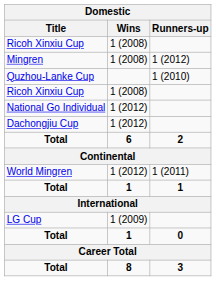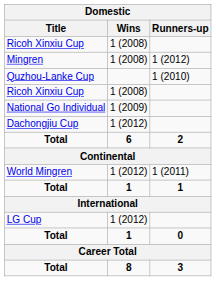(129, 108) 1 (2012) -> (129, 108) 1 (2009)
(129, 220) 1 (2009) -> (129, 220) 1 (2012)
